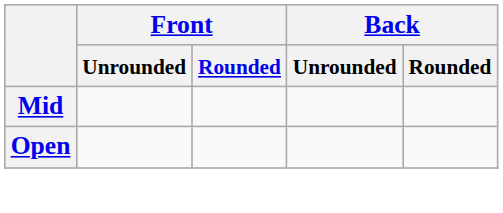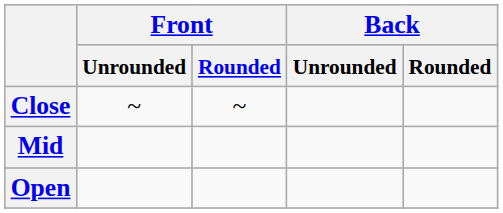+ row: (41, 106)
